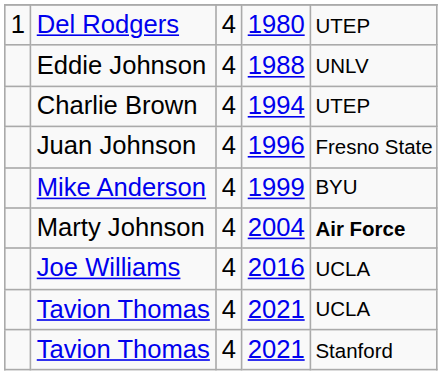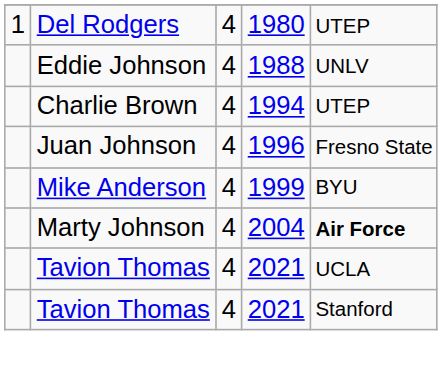- row: (109, 268)
